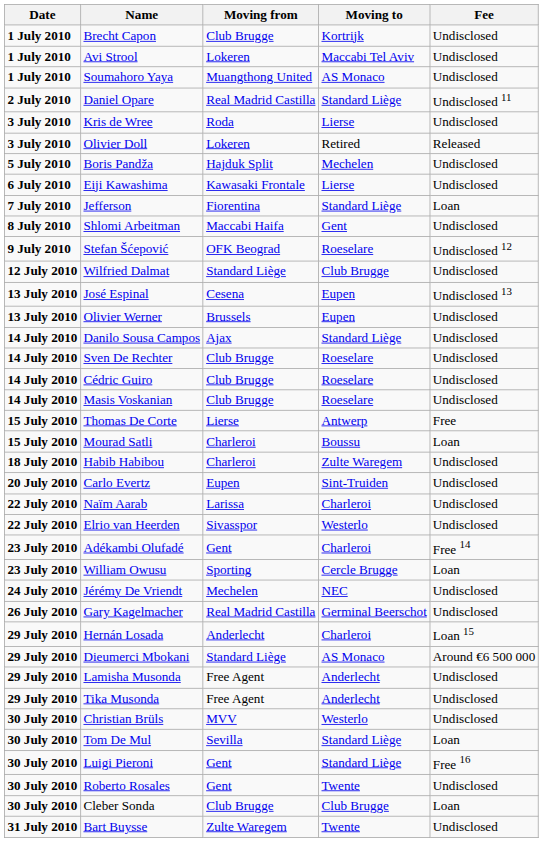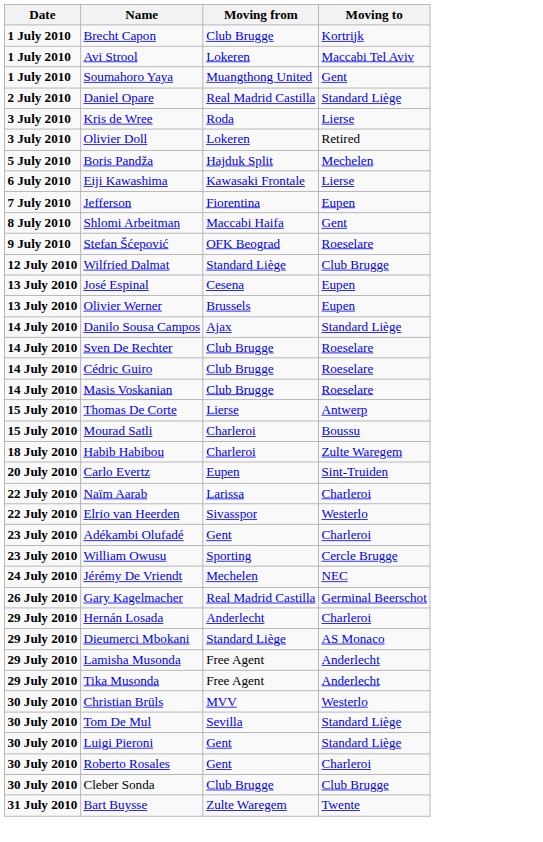- column: (484, 14)
(353, 77) AS Monaco -> (334, 77) Gent
(361, 205) Standard Liège -> (338, 202) Eupen
(341, 785) Twente -> (346, 763) Charleroi
